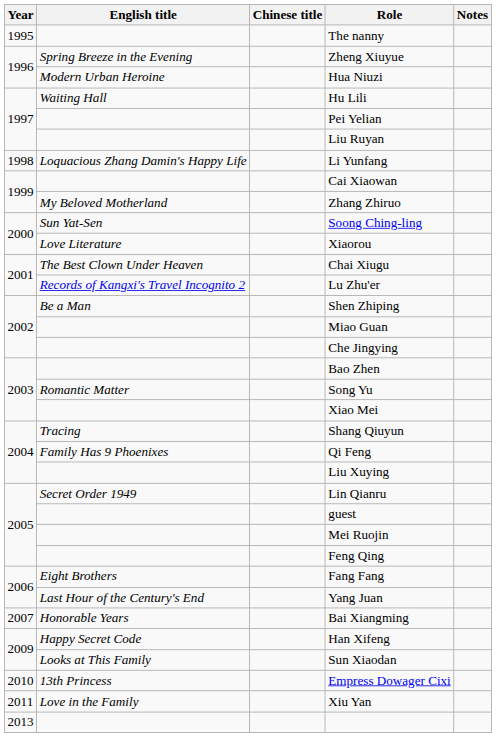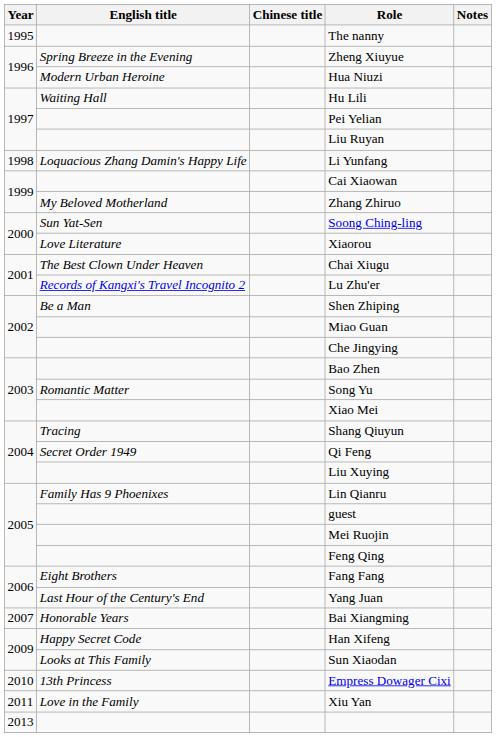(104, 451) Family Has 9 Phoenixes -> (88, 451) Secret Order 1949
(88, 493) Secret Order 1949 -> (104, 493) Family Has 9 Phoenixes
